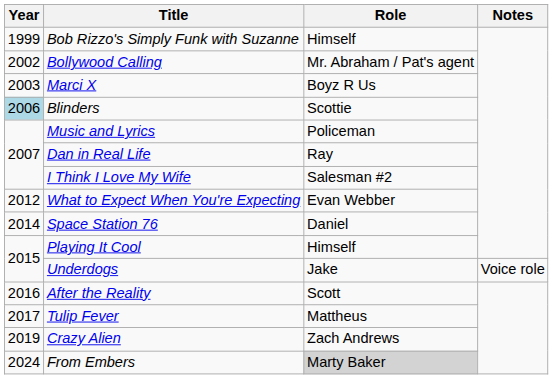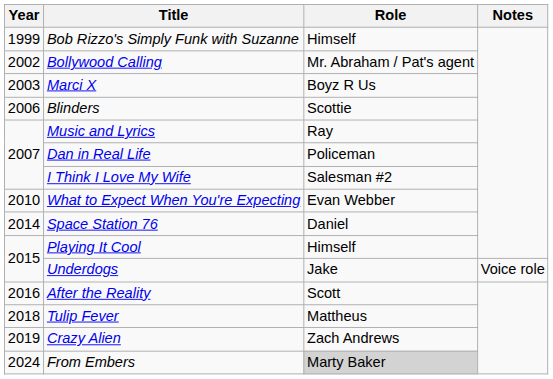(24, 108) lightblue background -> (24, 108) no background
(341, 131) Policeman -> (320, 131) Ray
(320, 154) Ray -> (341, 154) Policeman
(24, 200) 2012 -> (24, 200) 2010
(24, 316) 2017 -> (24, 316) 2018
